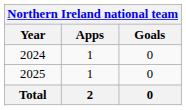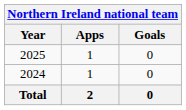rows swapped: (33, 54) <-> (33, 74)
